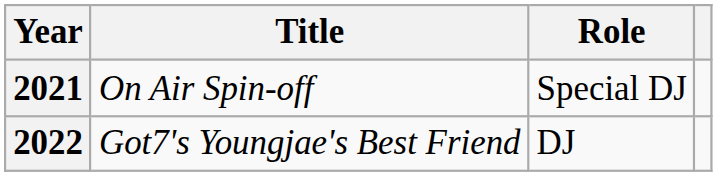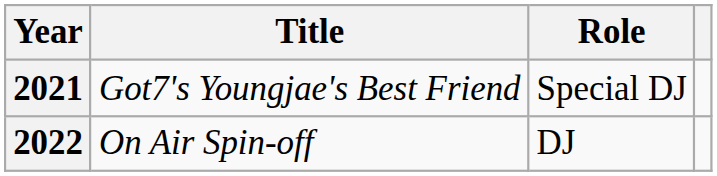(206, 87) On Air Spin-off -> (310, 87) Got7's Youngjae's Best Friend
(310, 142) Got7's Youngjae's Best Friend -> (206, 142) On Air Spin-off
